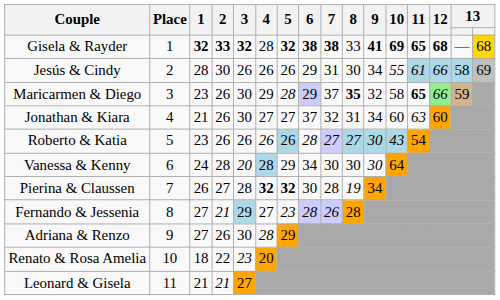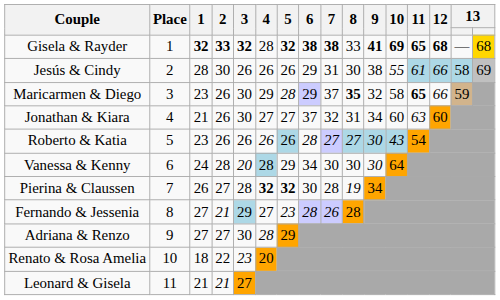(375, 70) 34 -> (375, 70) 38
(440, 93) lightgreen background -> (440, 93) no background
(223, 235) 26 -> (223, 235) 27
